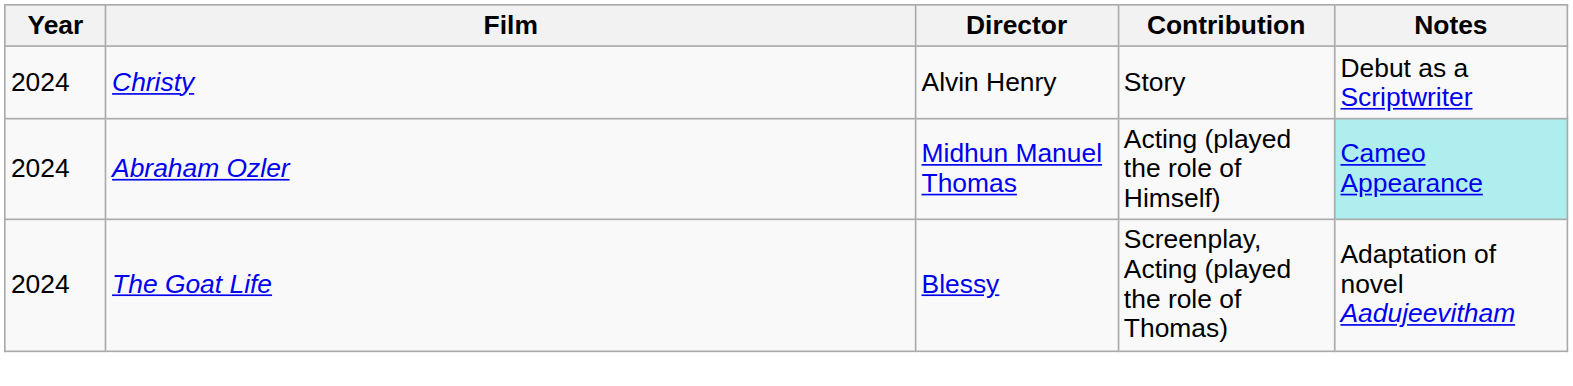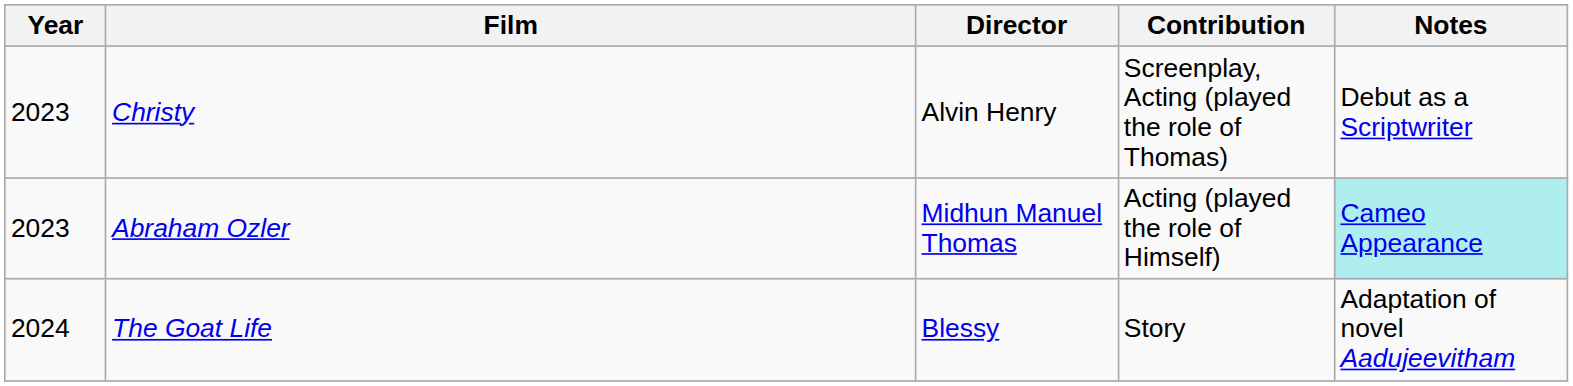(40, 82) 2024 -> (40, 111) 2023
(1155, 82) Story -> (1208, 111) Screenplay, Acting (played the role of Thomas)
(40, 168) 2024 -> (40, 227) 2023
(1208, 284) Screenplay, Acting (played the role of Thomas) -> (1155, 329) Story
